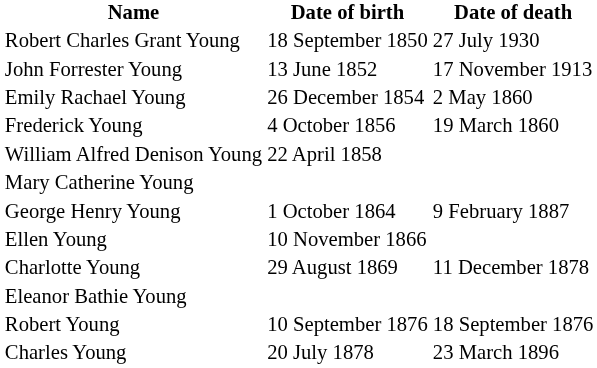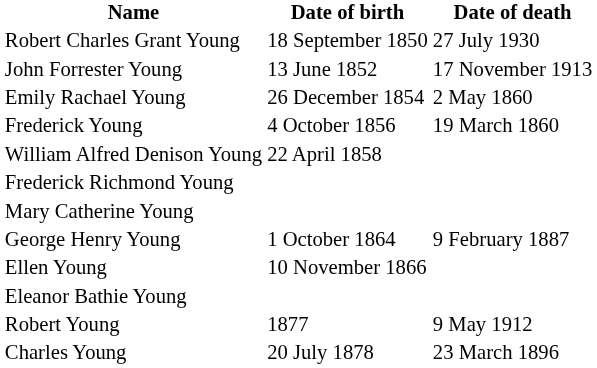+ row: (119, 182)
- row: (73, 267)
- row: (62, 324)
+ row: (62, 324)
